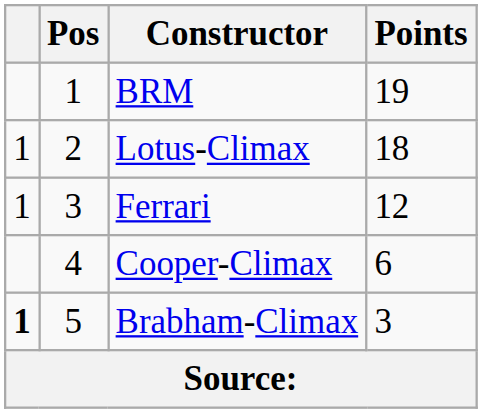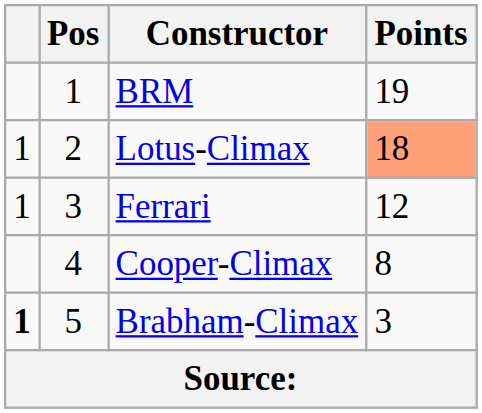(392, 148) no background -> (392, 148) lightsalmon background
(383, 264) 6 -> (383, 264) 8
